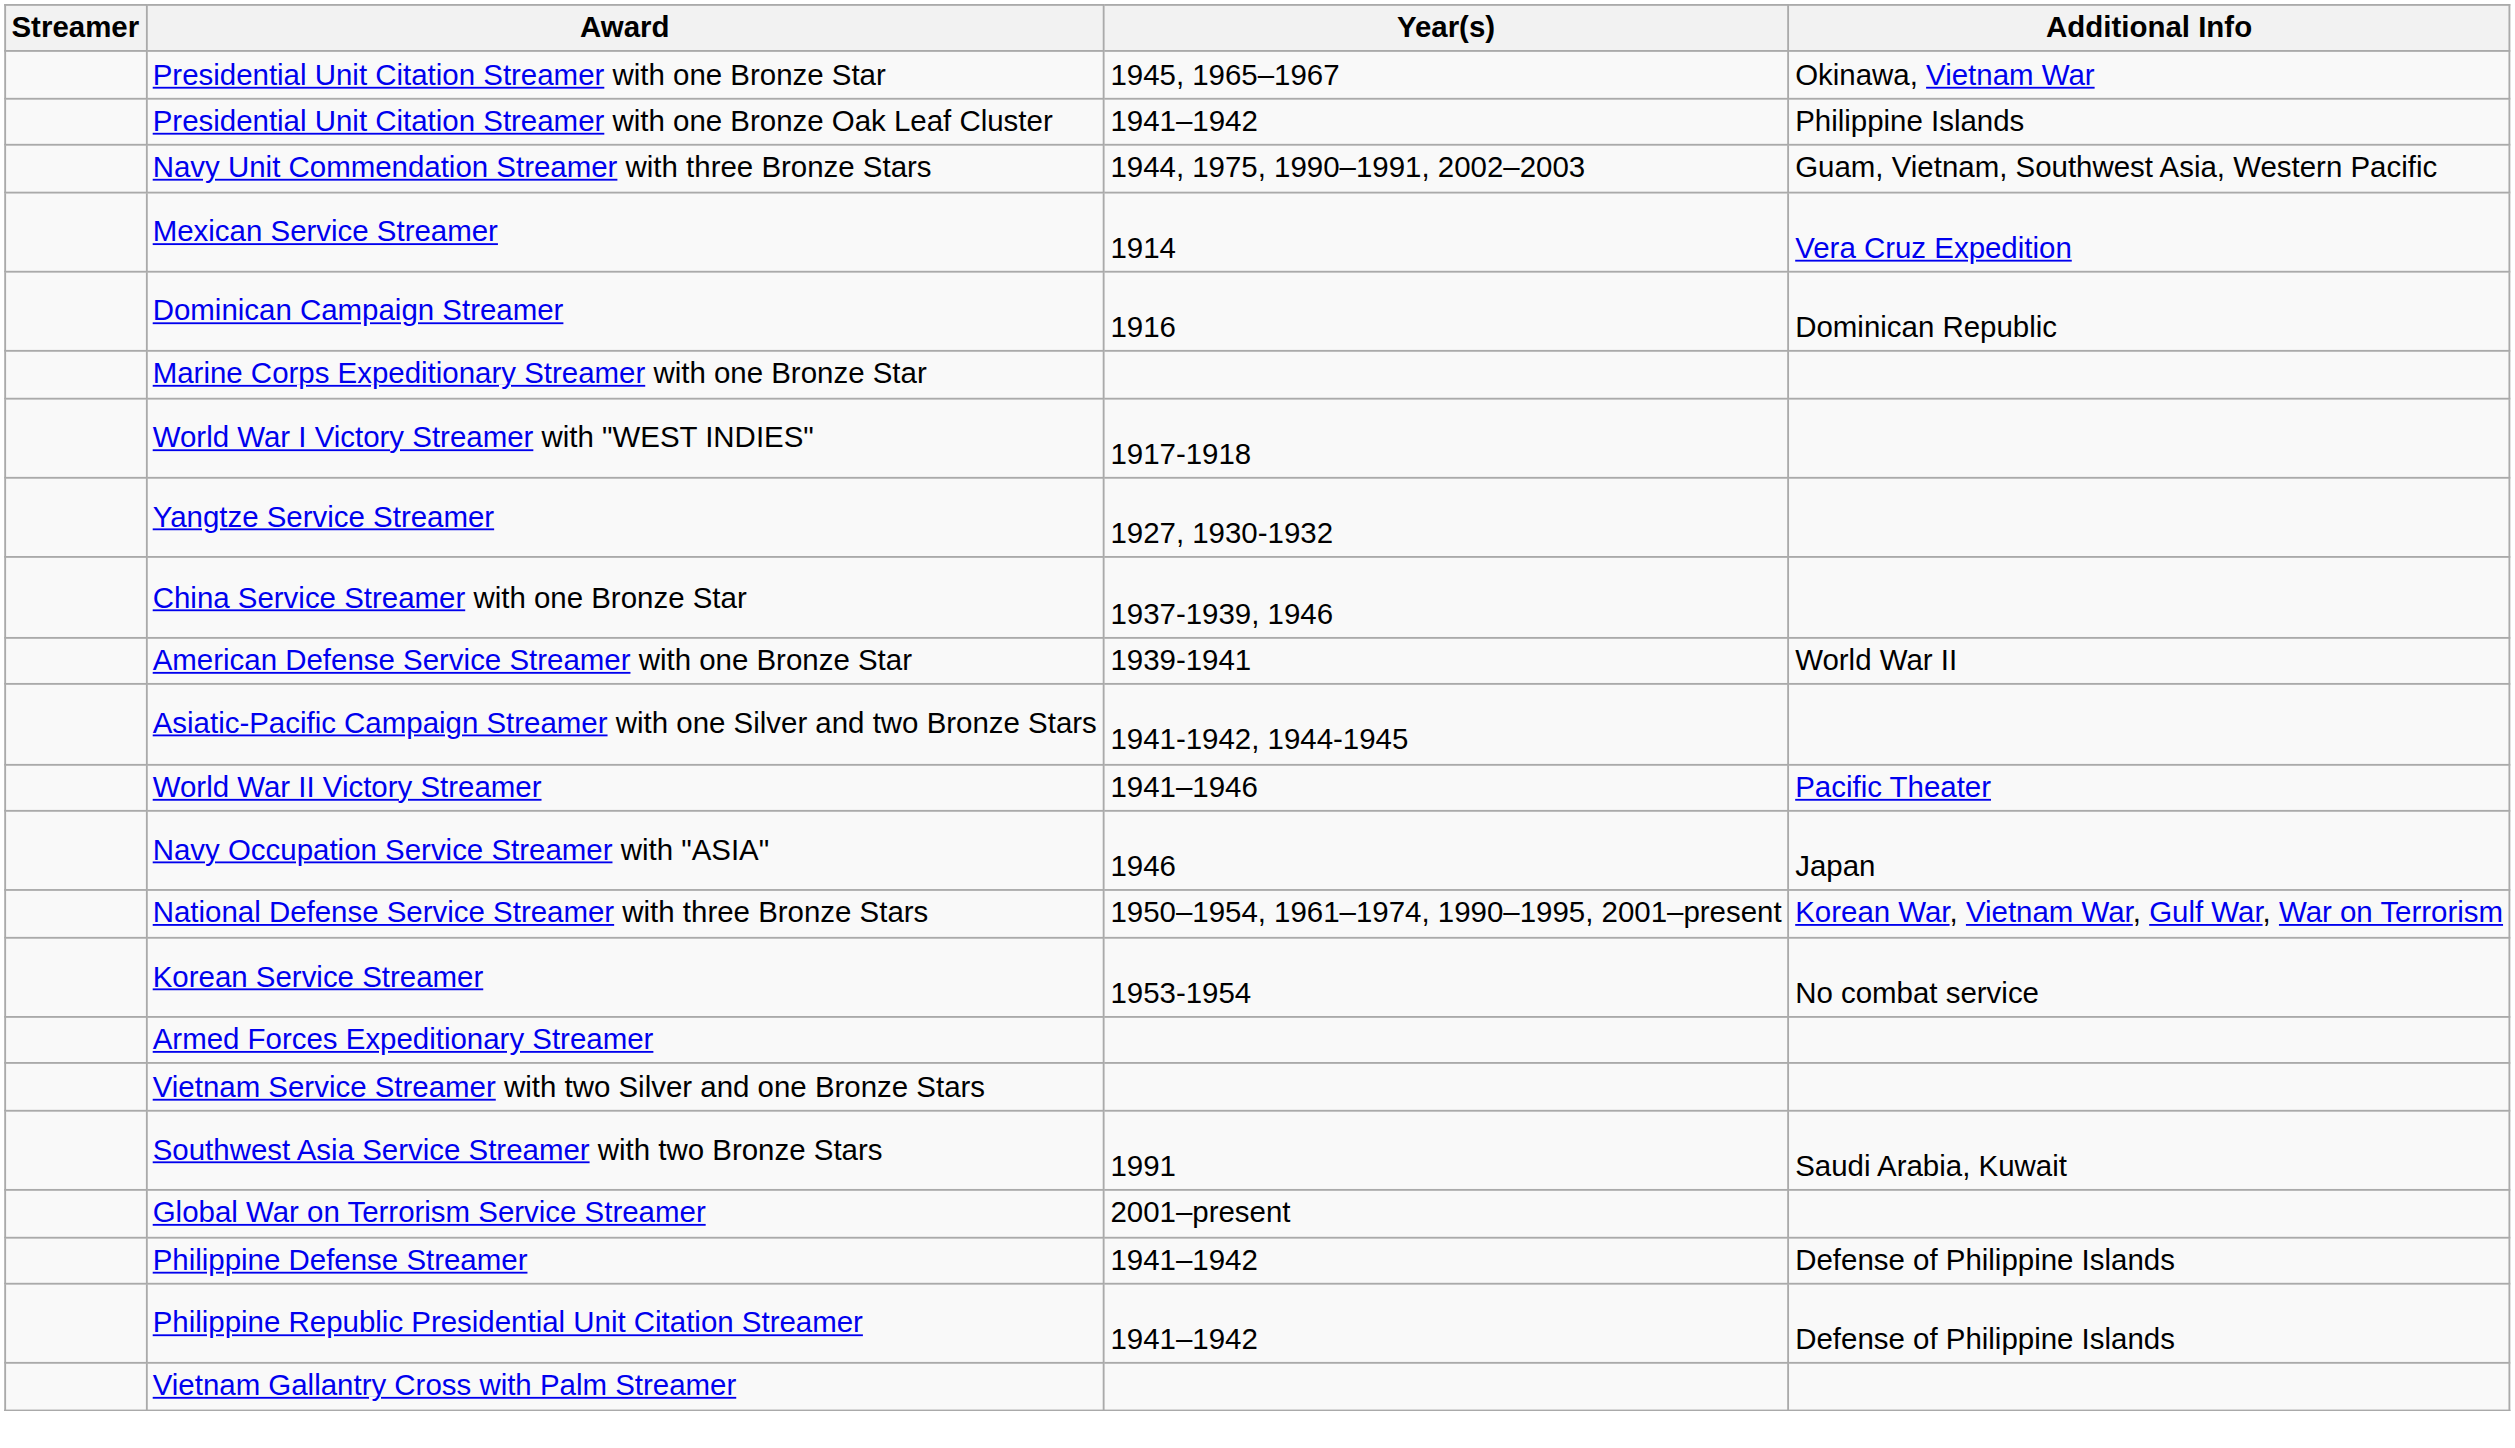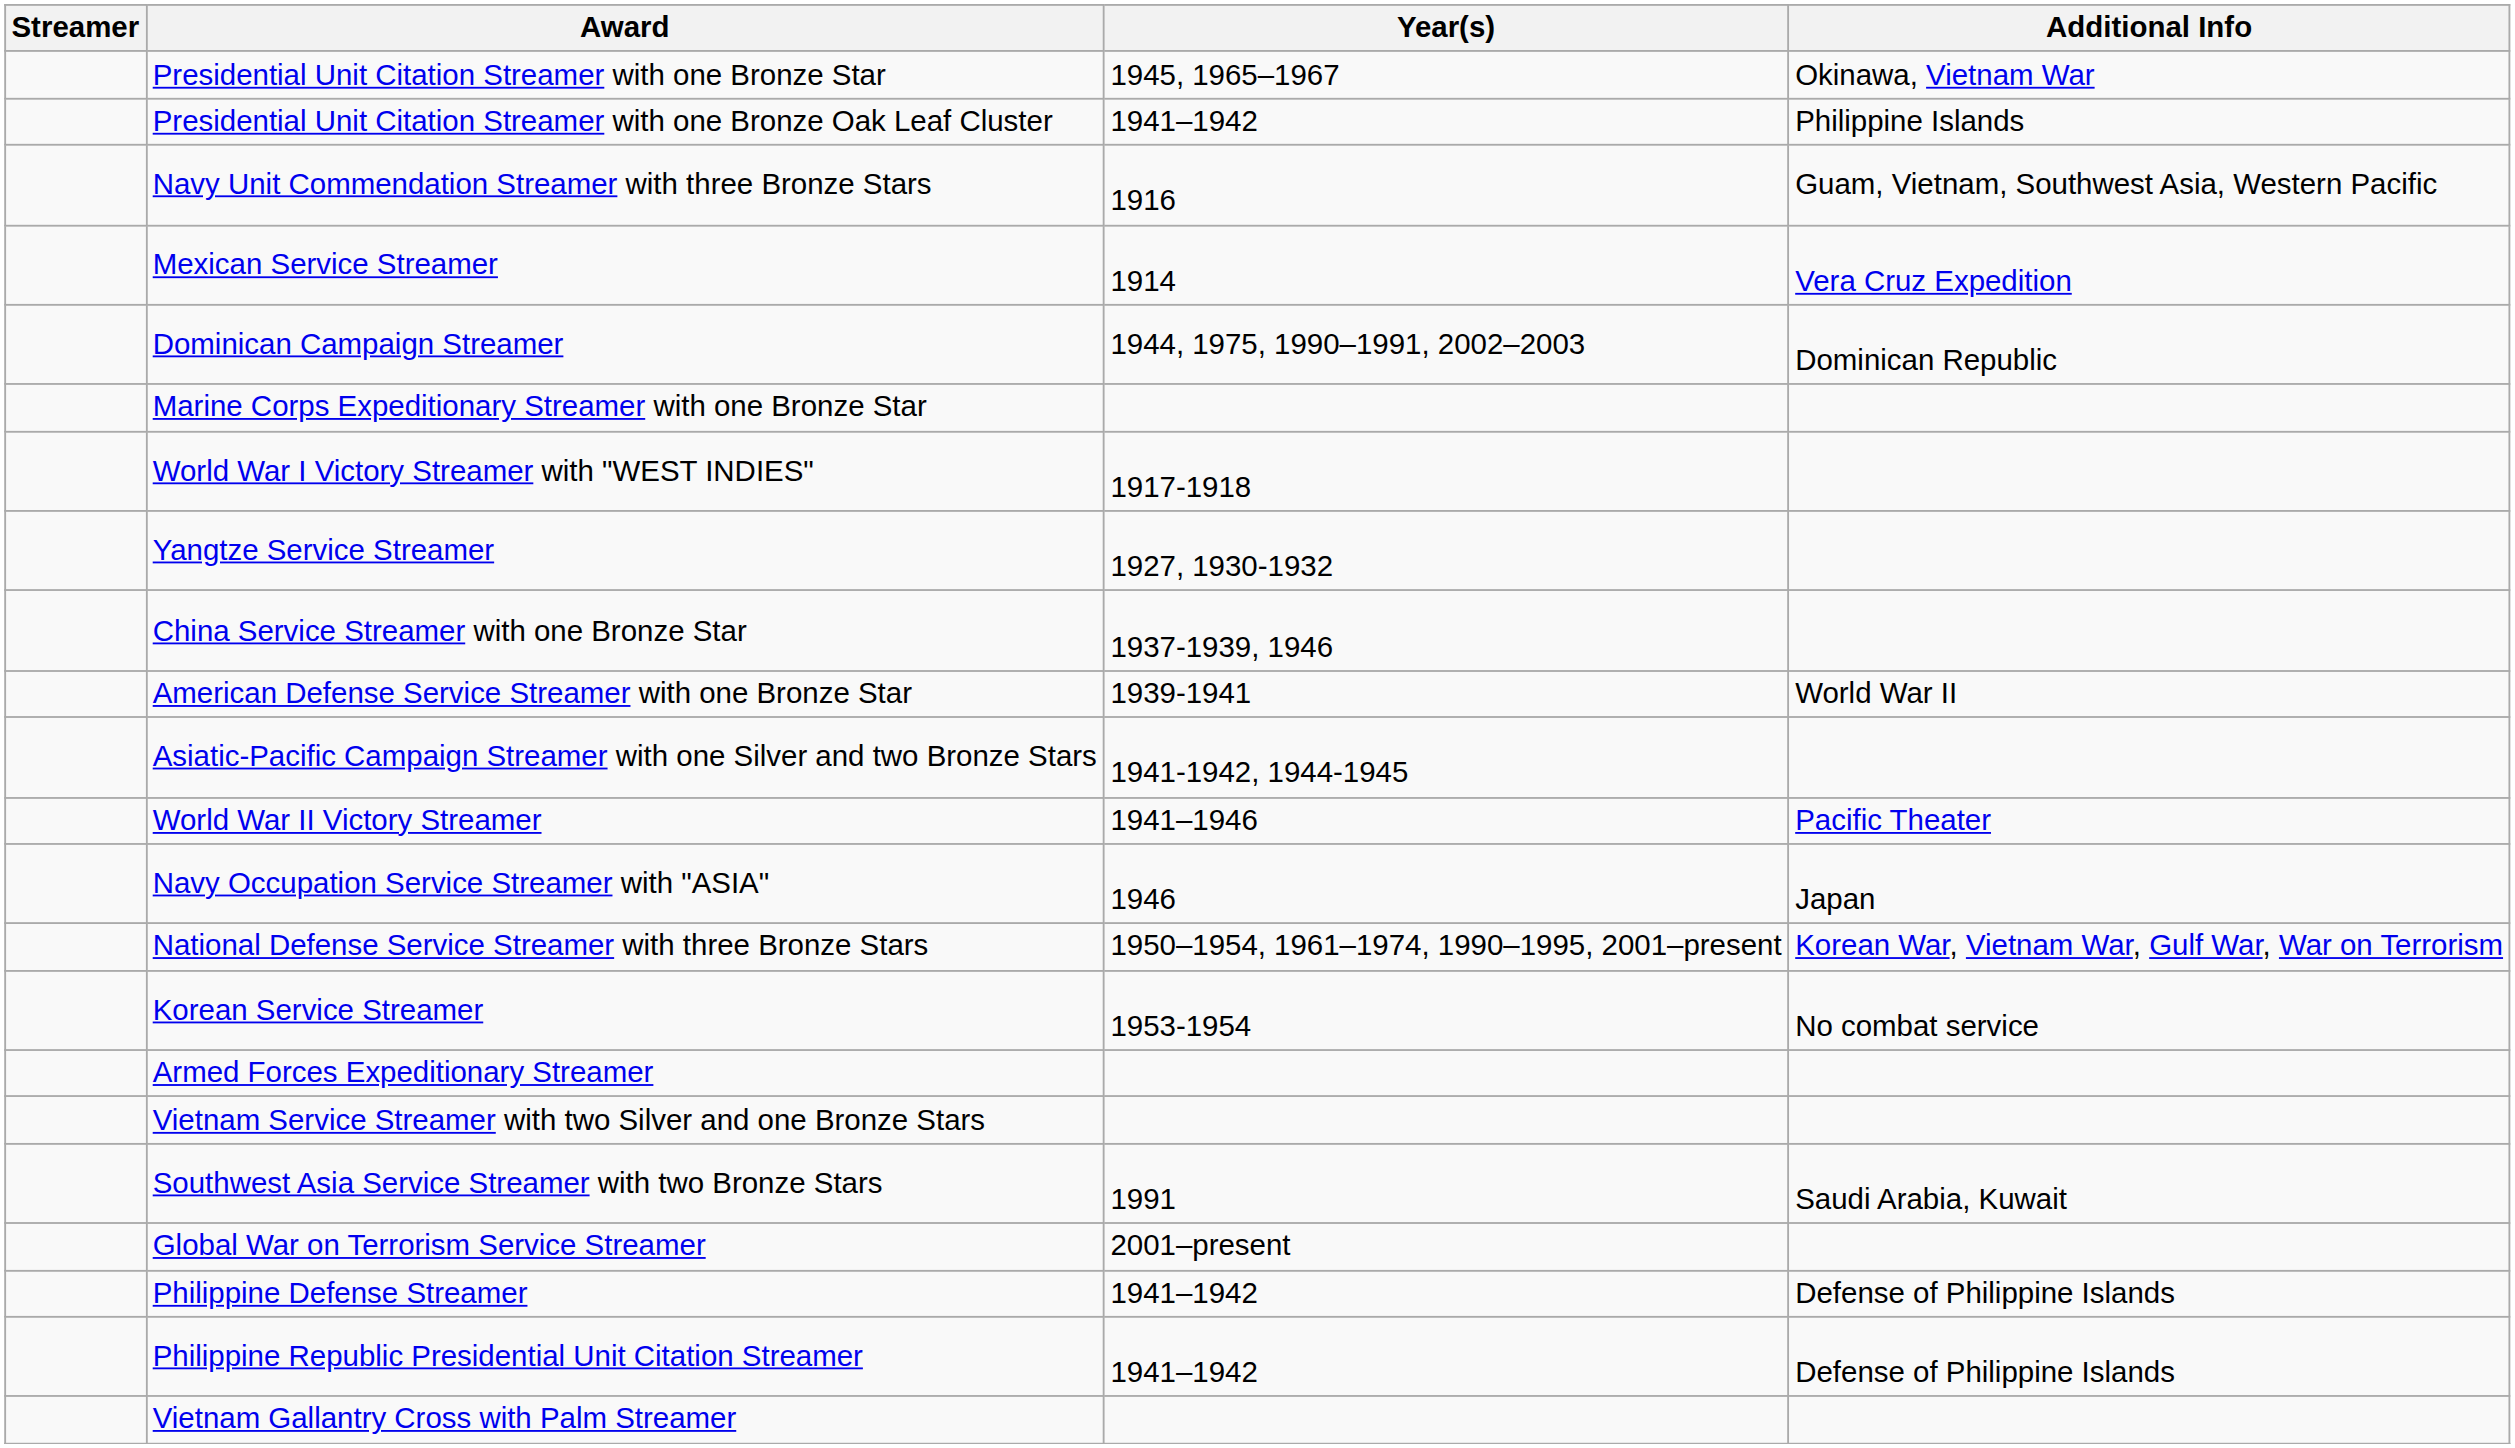(1348, 167) 1944, 1975, 1990–1991, 2002–2003 -> (1143, 201) 1916
(1143, 327) 1916 -> (1348, 344) 1944, 1975, 1990–1991, 2002–2003
